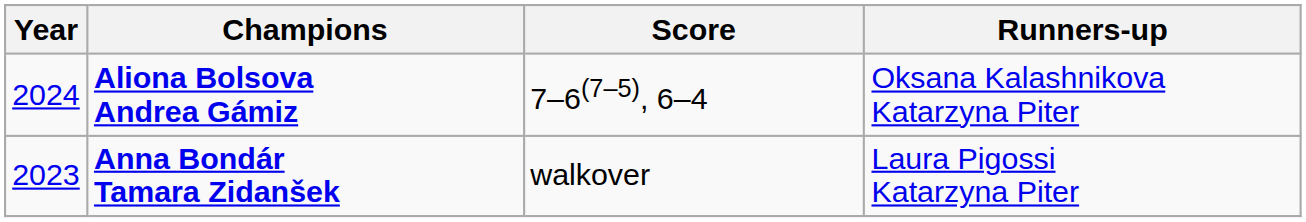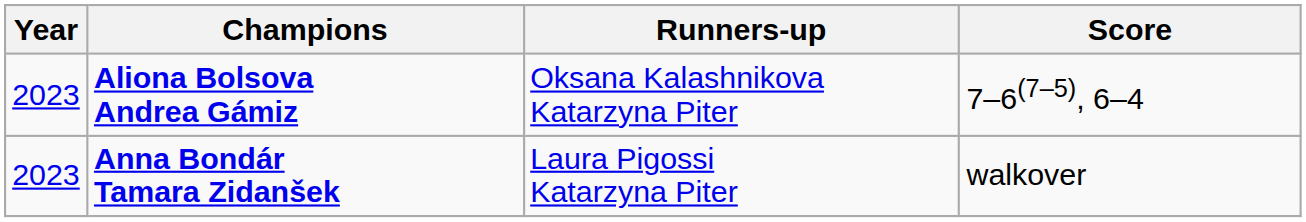columns swapped: (1083, 29) <-> (694, 29)
(46, 94) 2024 -> (46, 94) 2023
